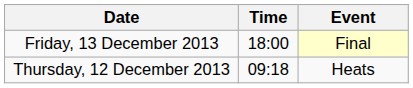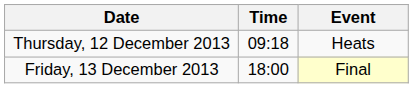rows swapped: (122, 69) <-> (122, 43)
